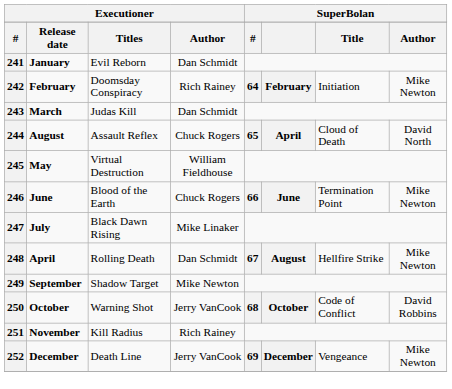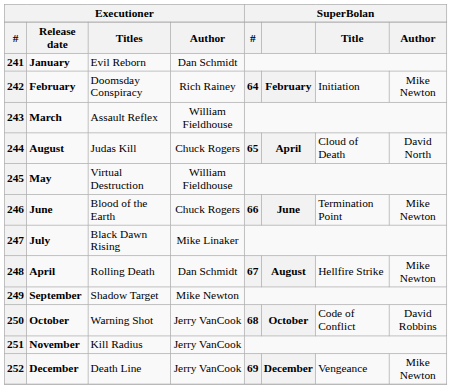(114, 111) Judas Kill -> (124, 117) Assault Reflex
(207, 111) Dan Schmidt -> (207, 117) William Fieldhouse
(124, 135) Assault Reflex -> (114, 148) Judas Kill
(207, 331) Rich Rainey -> (207, 344) Jerry VanCook
